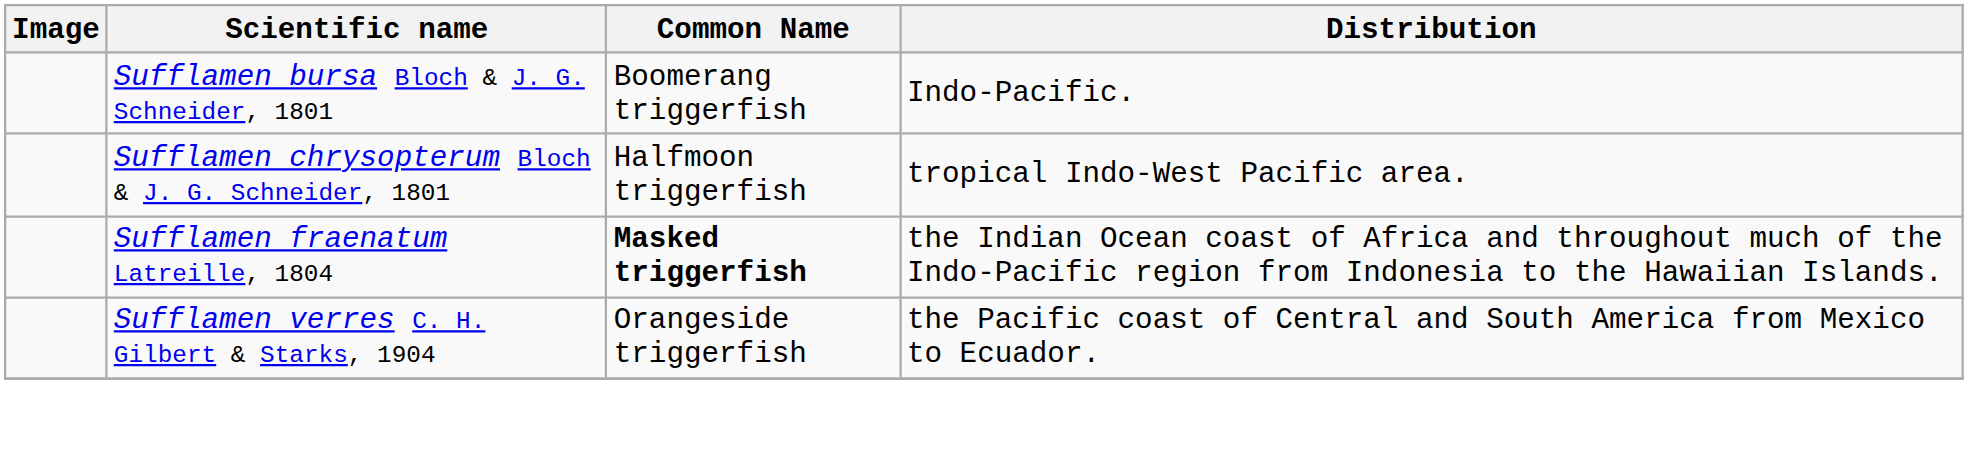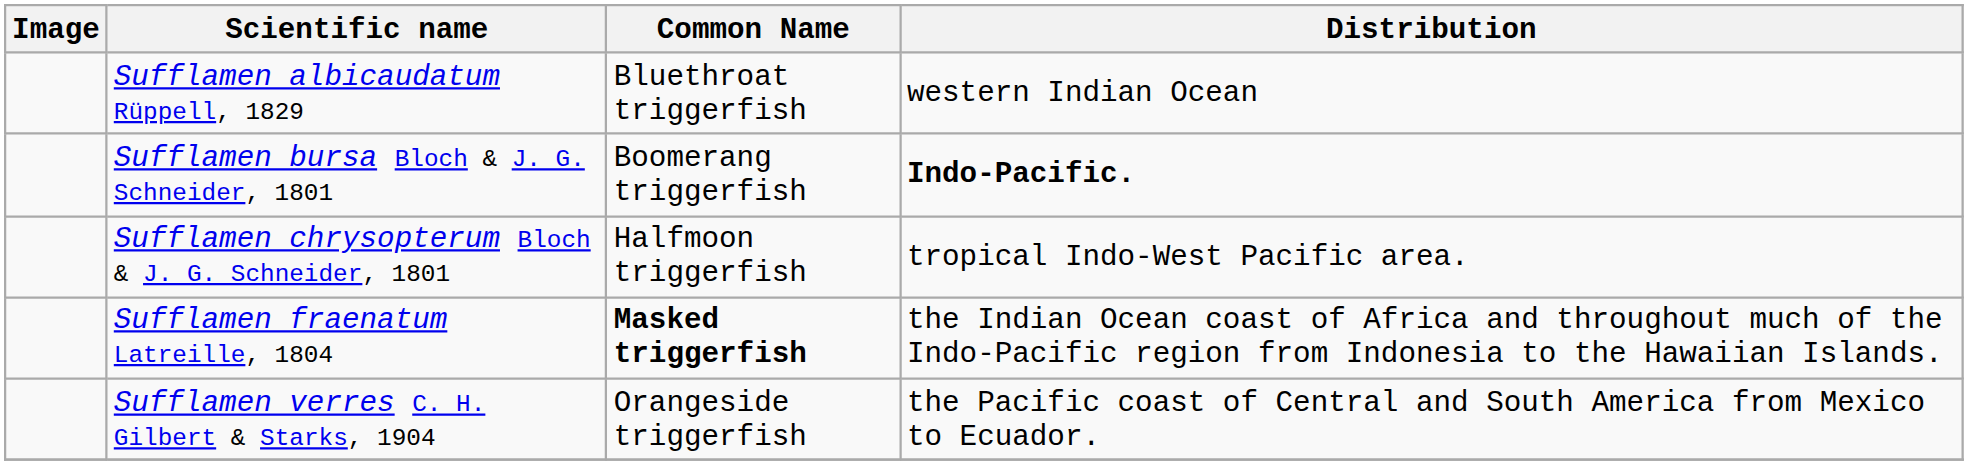+ row: (307, 92)
(1021, 94) normal -> (1021, 175) bold
